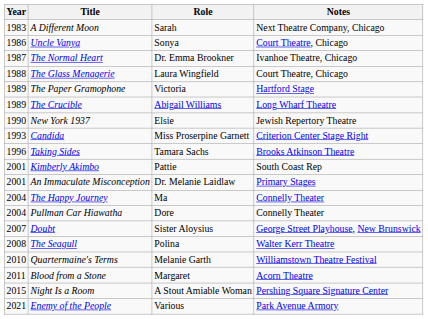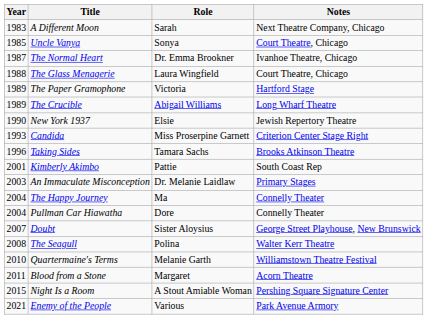(16, 43) 1986 -> (16, 43) 1985
(16, 182) 2001 -> (16, 182) 2003
